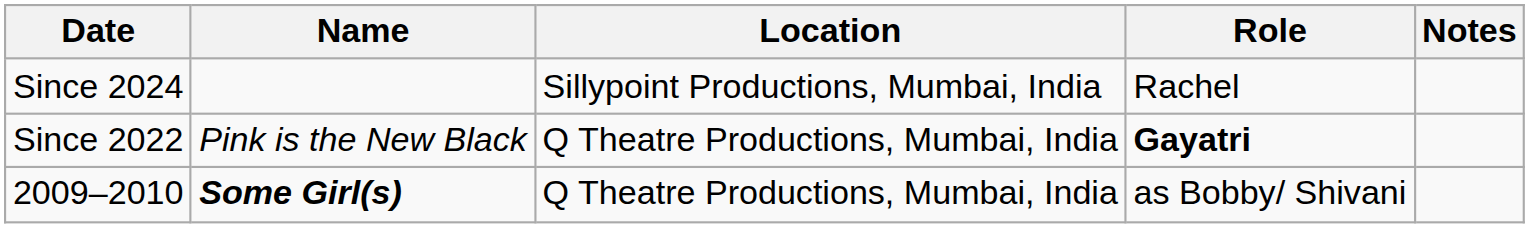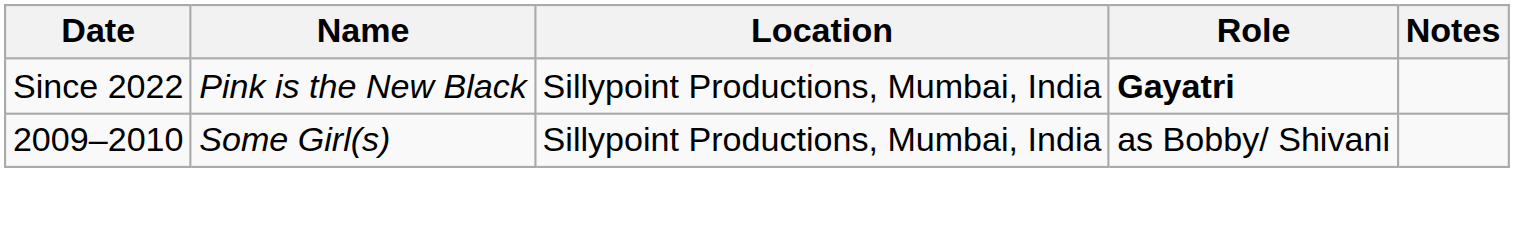- row: (98, 85)
(830, 139) Q Theatre Productions, Mumbai, India -> (822, 85) Sillypoint Productions, Mumbai, India
(301, 193) bold -> (295, 139) normal
(830, 193) Q Theatre Productions, Mumbai, India -> (822, 139) Sillypoint Productions, Mumbai, India
